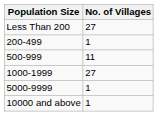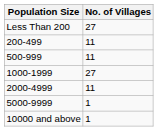(88, 42) 1 -> (90, 42) 11
+ row: (29, 88)
